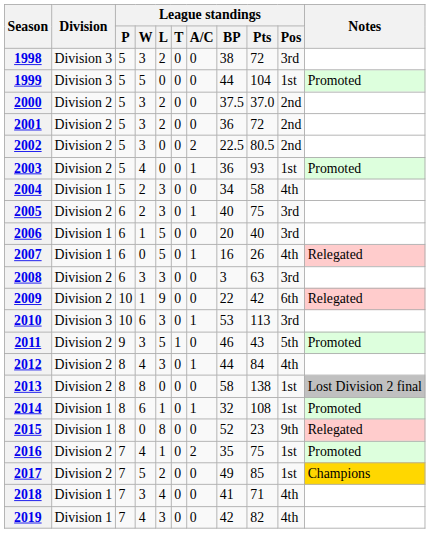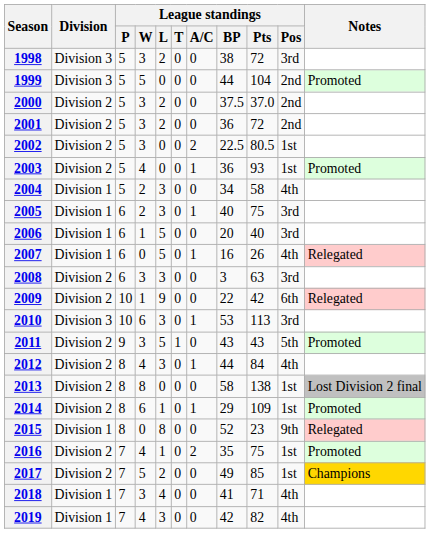(289, 80) 1st -> (291, 80) 2nd
(291, 146) 2nd -> (289, 146) 1st
(83, 211) Division 2 -> (83, 211) Division 1
(227, 342) 46 -> (227, 342) 43
(83, 408) Division 1 -> (83, 408) Division 2
(227, 408) 32 -> (227, 408) 29
(261, 408) 108 -> (261, 408) 109
